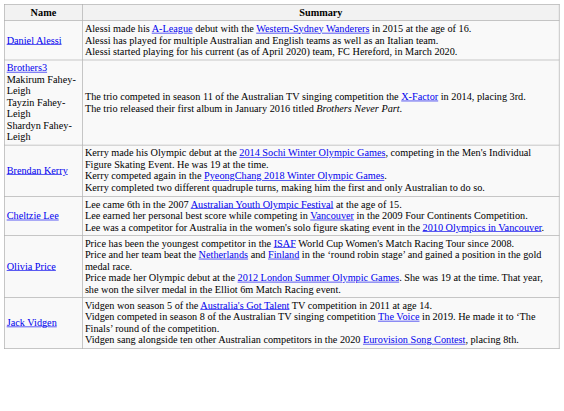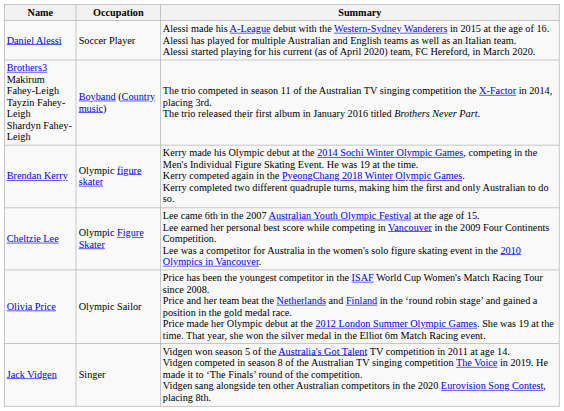+ column: (118, 12)
